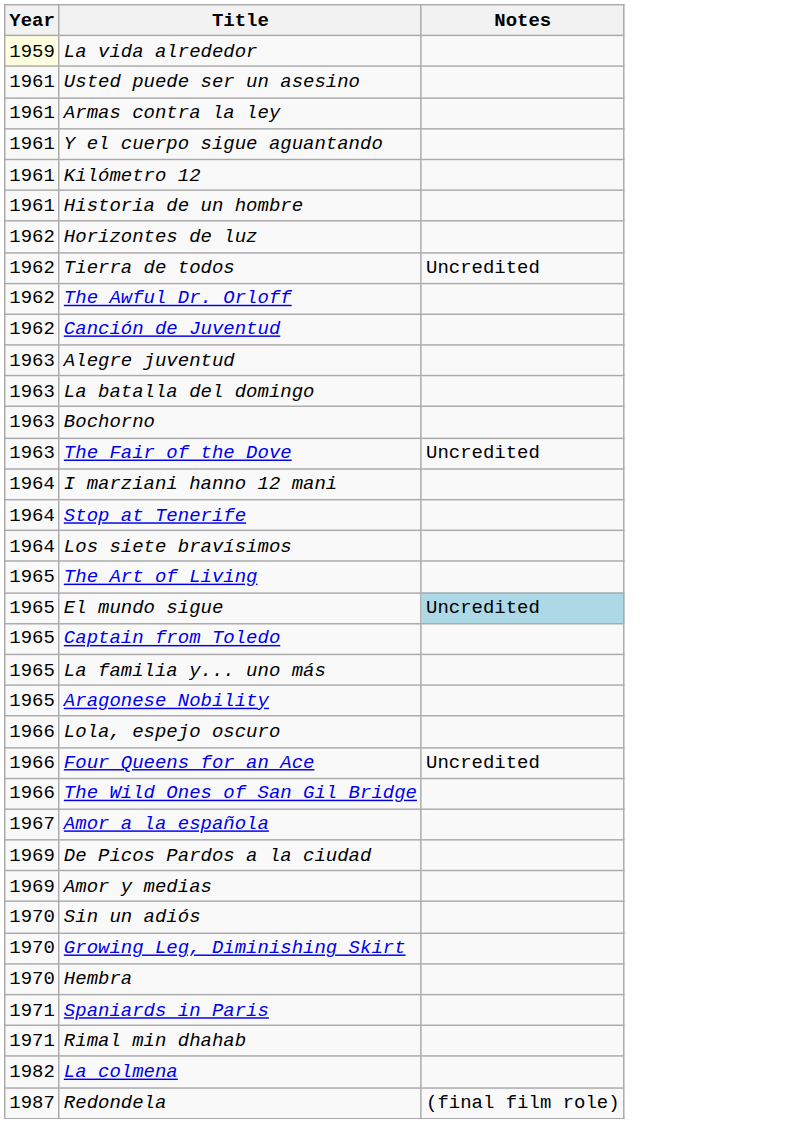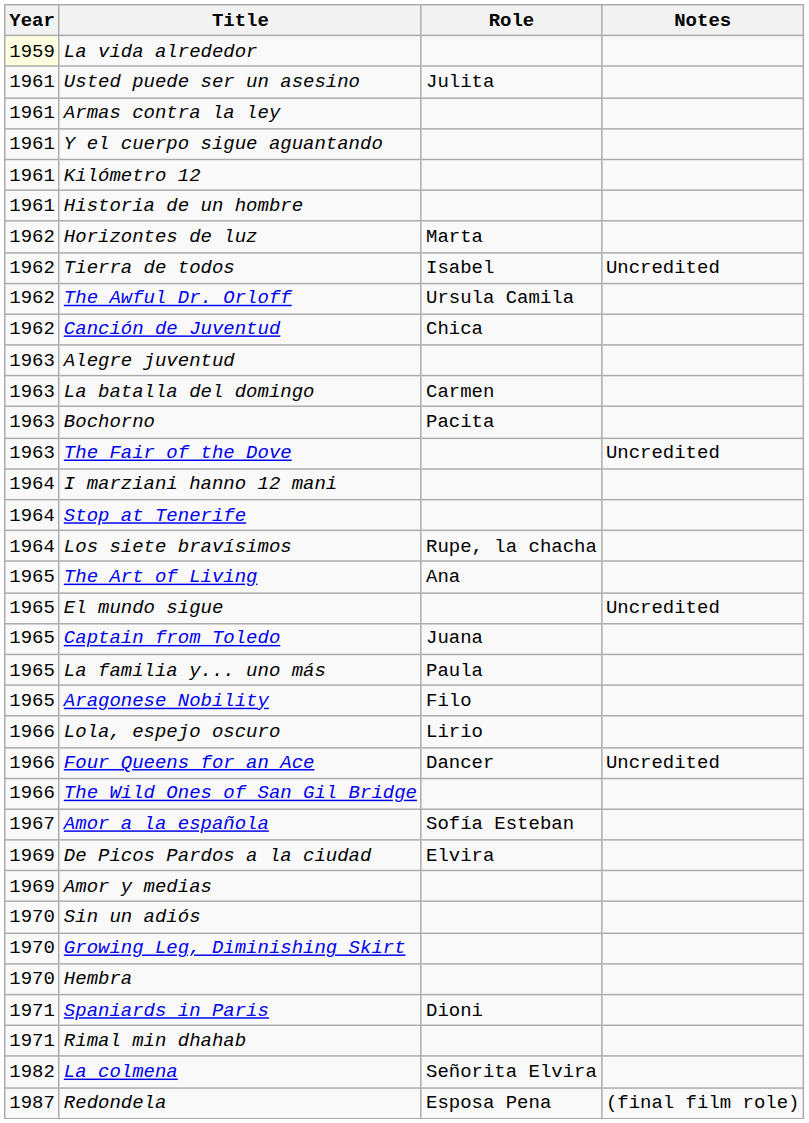+ column: (511, 20)
(483, 608) lightblue background -> (663, 608) no background
